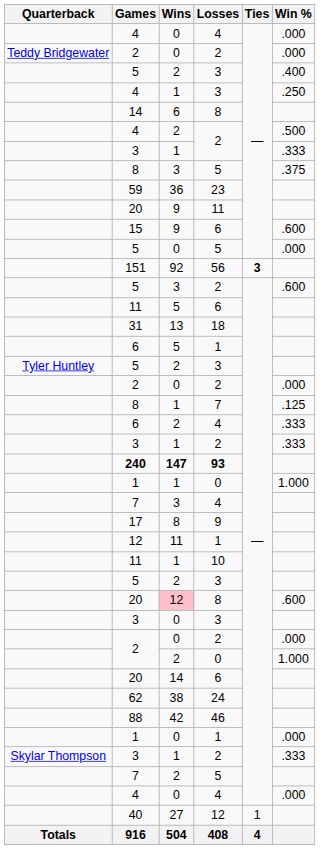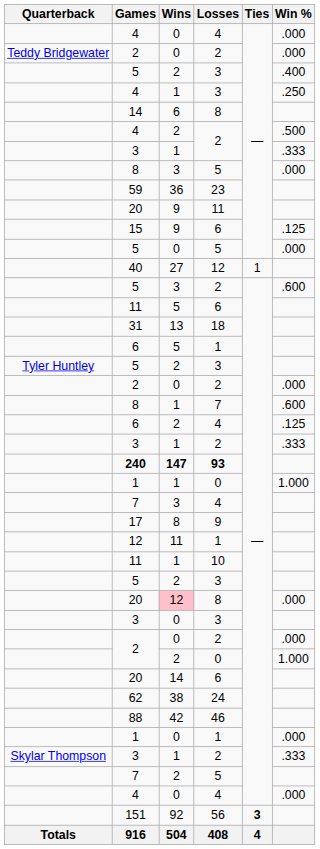(293, 170) .375 -> (293, 170) .000
(293, 229) .600 -> (293, 229) .125
rows swapped: (135, 268) <-> (135, 815)
(293, 405) .125 -> (293, 405) .600
(293, 424) .333 -> (293, 424) .125
(293, 600) .600 -> (293, 600) .000
